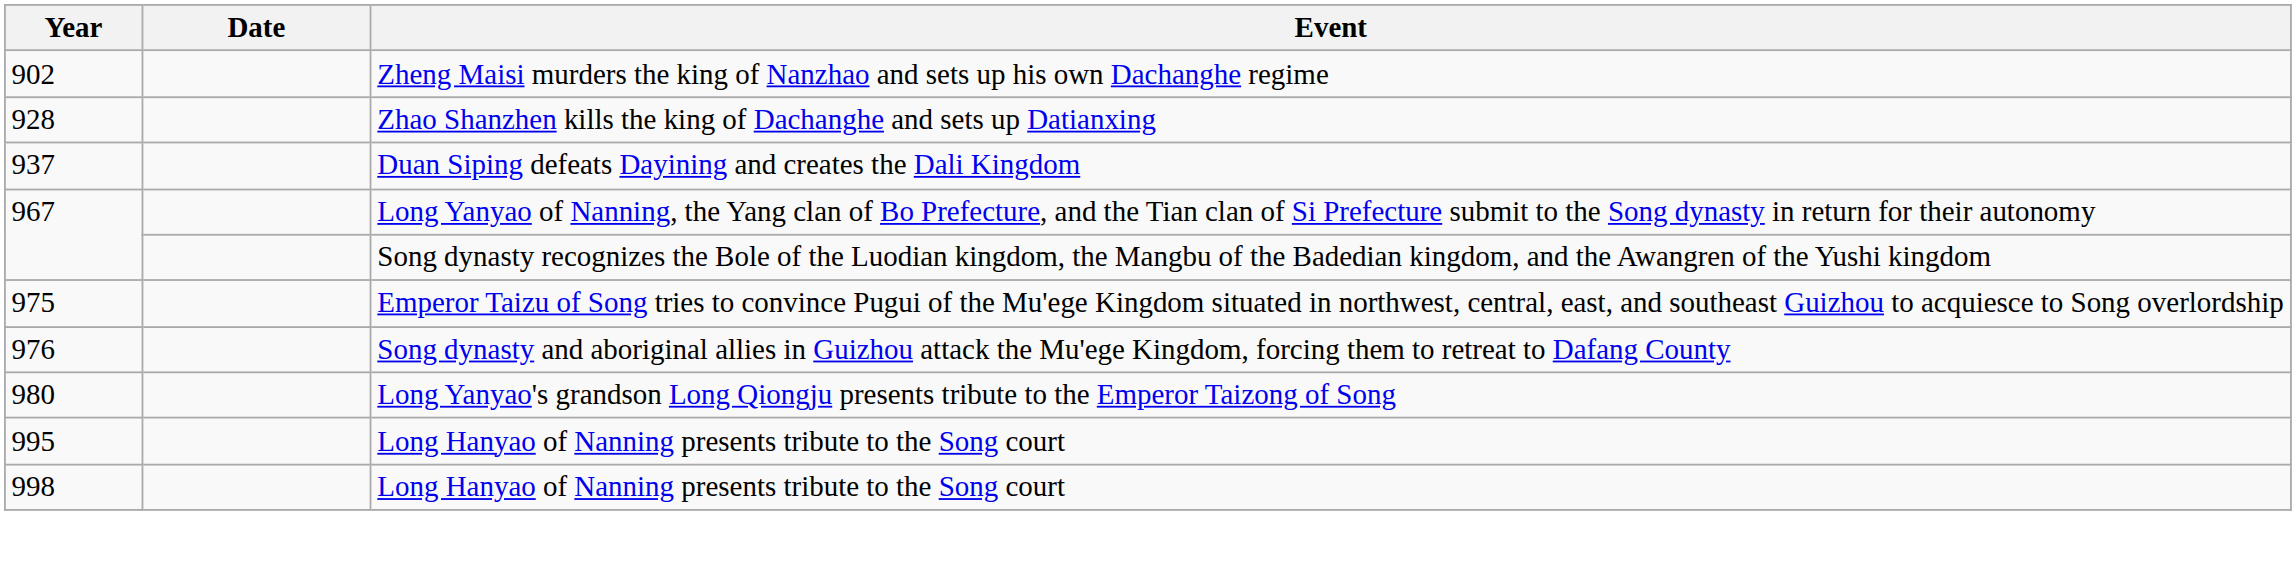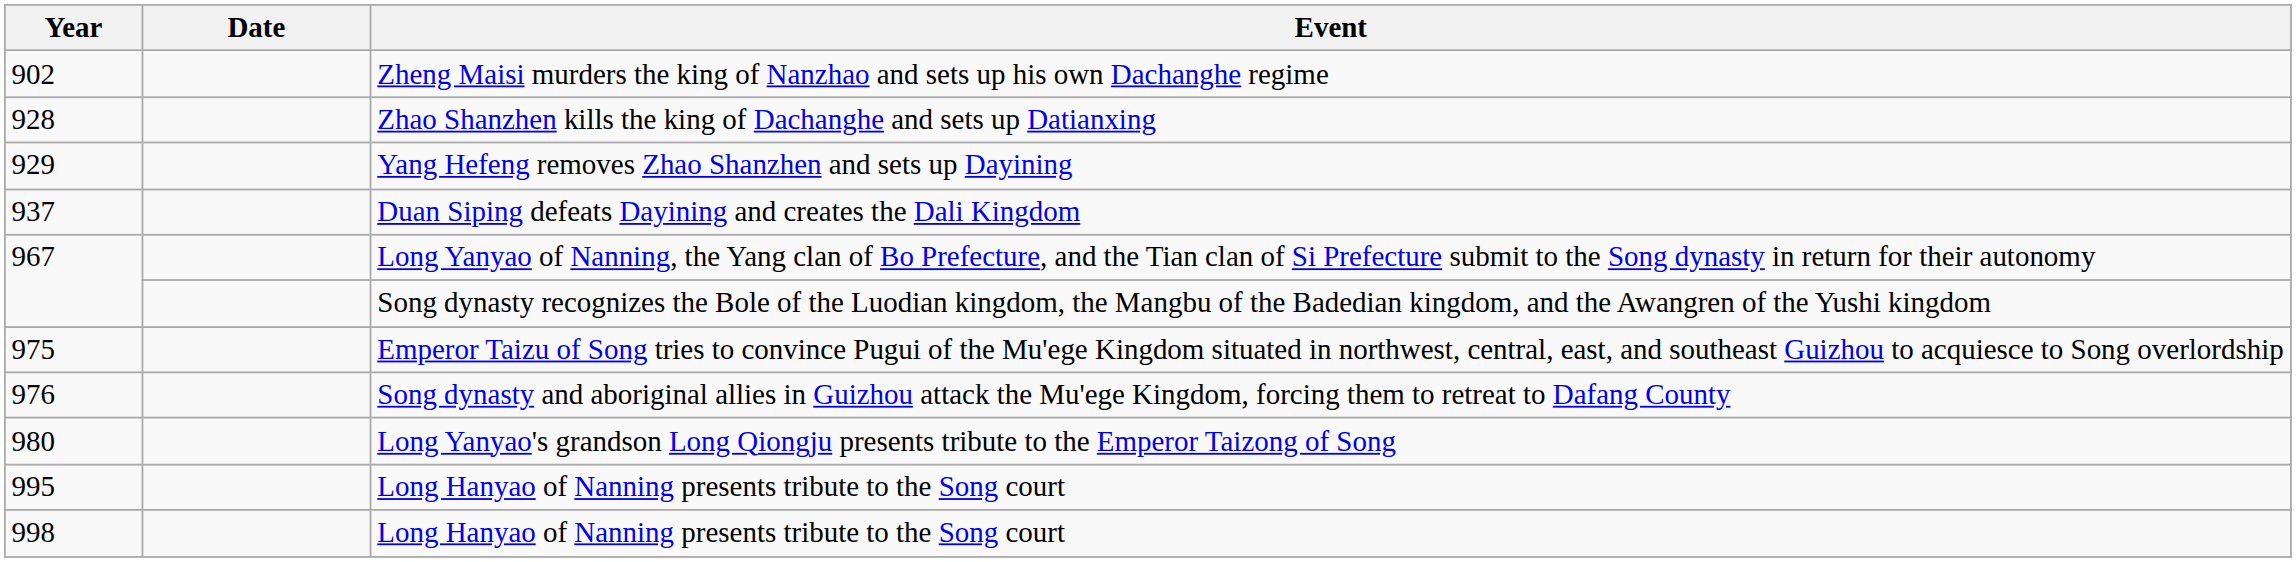+ row: (33, 165)
